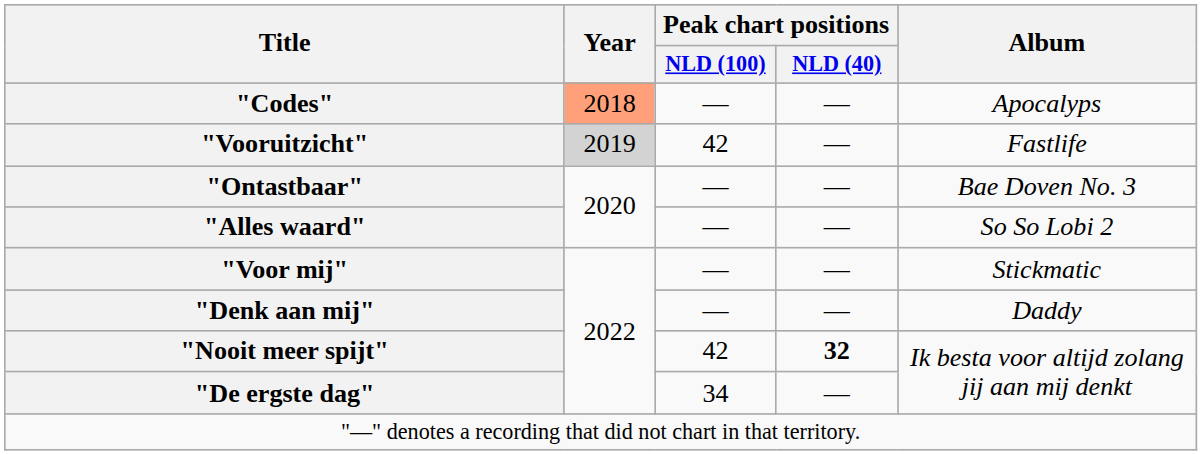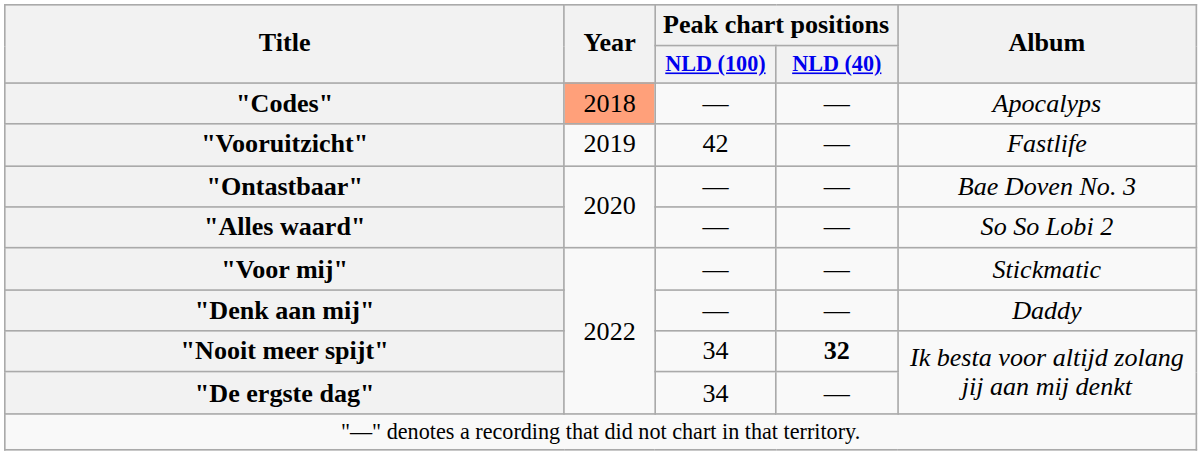(610, 144) lightgrey background -> (610, 144) no background
(715, 351) 42 -> (715, 351) 34
